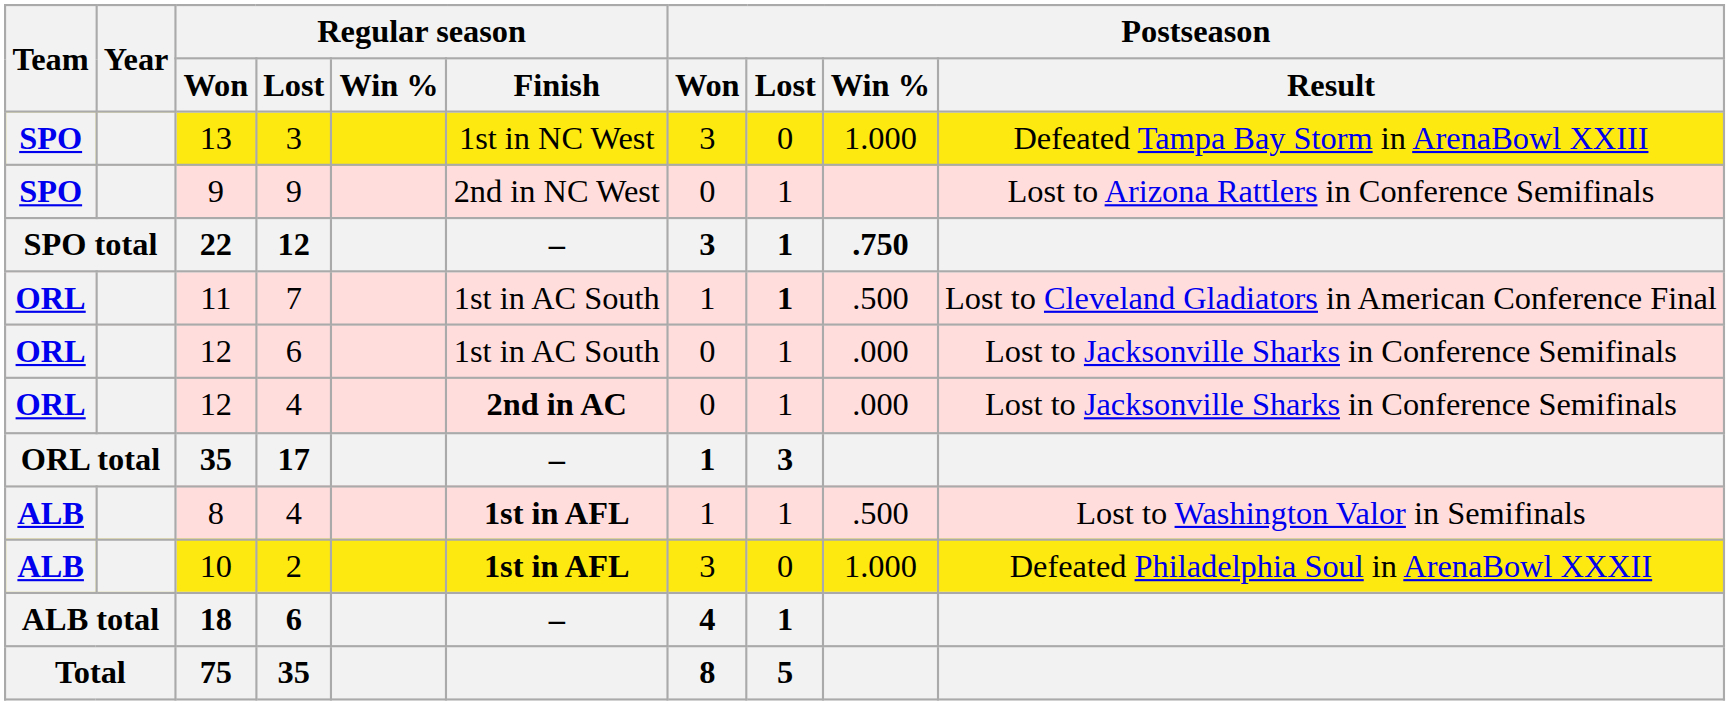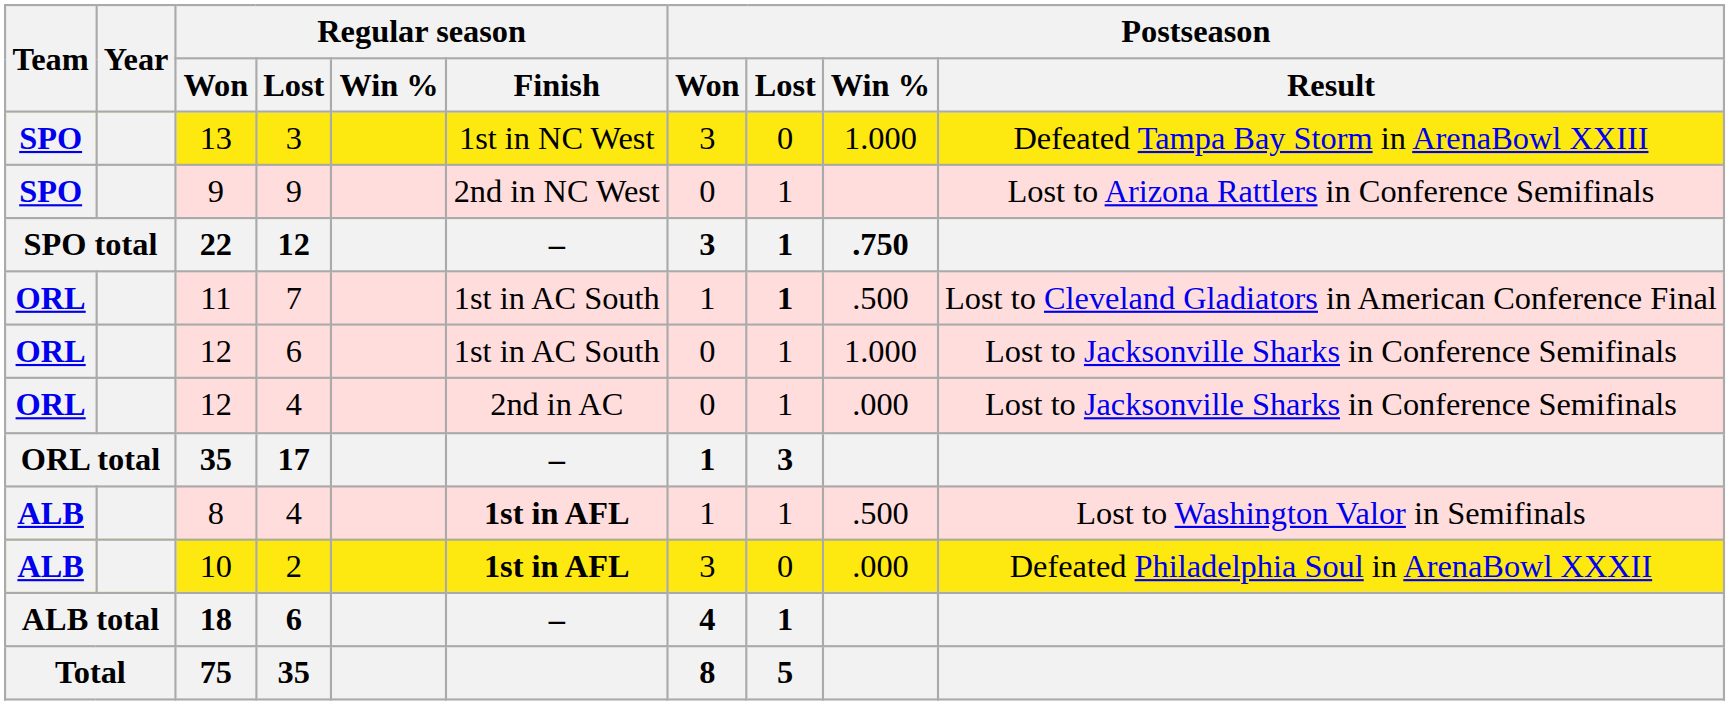(880, 351) .000 -> (880, 351) 1.000
(557, 405) bold -> (557, 405) normal
(880, 565) 1.000 -> (880, 565) .000
